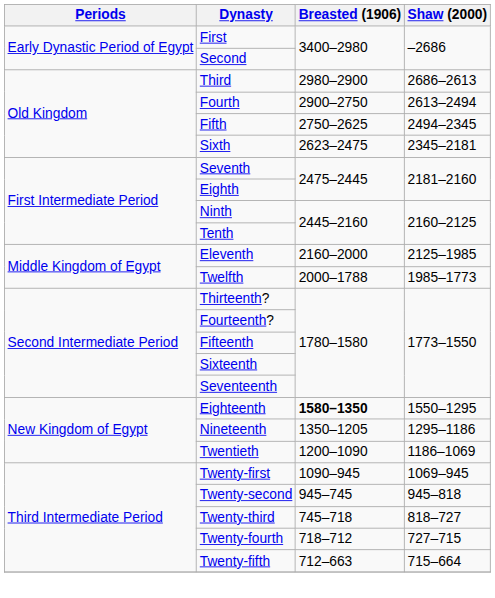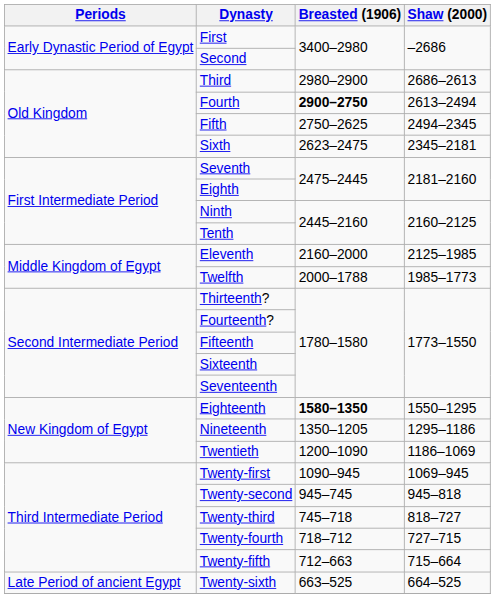(333, 102) normal -> (333, 102) bold
+ row: (238, 582)
